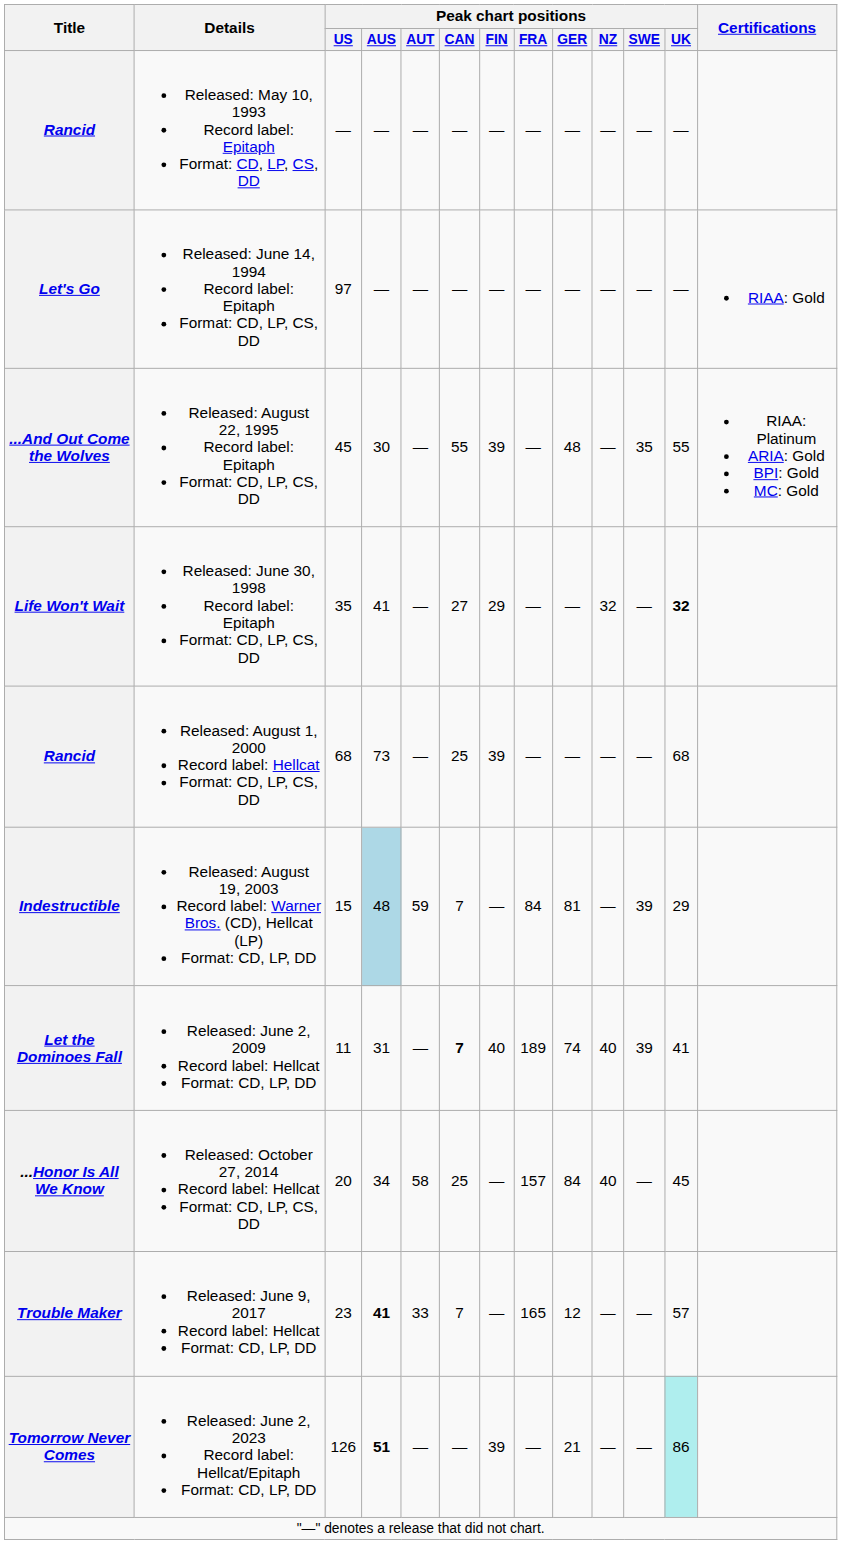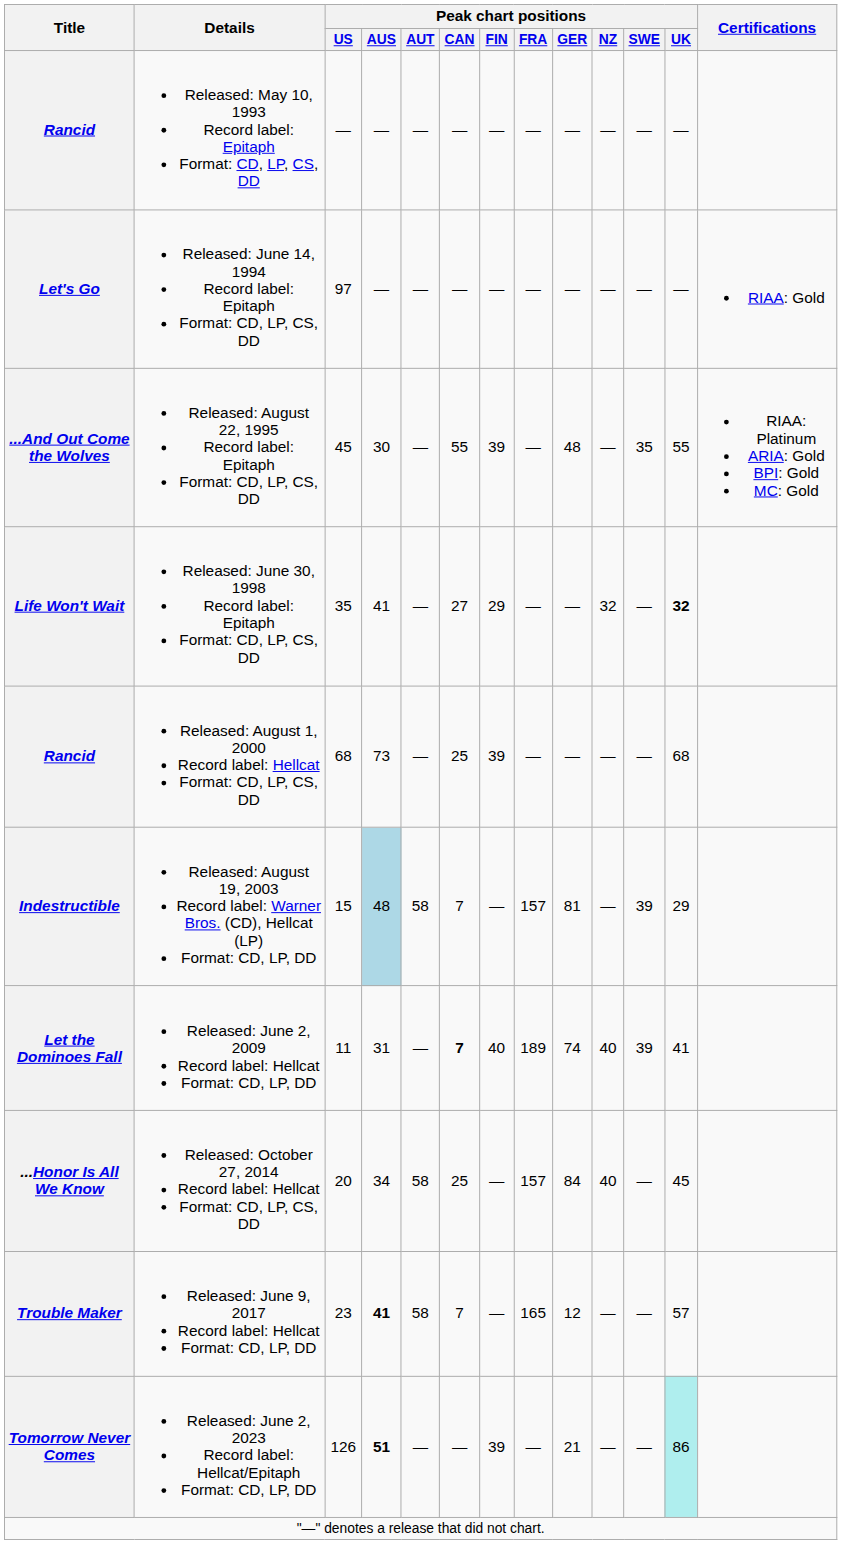(420, 906) 59 -> (420, 906) 58
(533, 906) 84 -> (533, 906) 157
(420, 1313) 33 -> (420, 1313) 58
